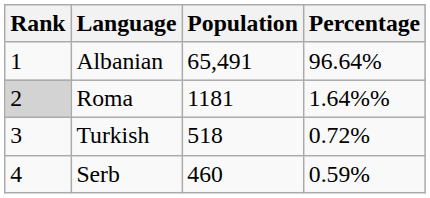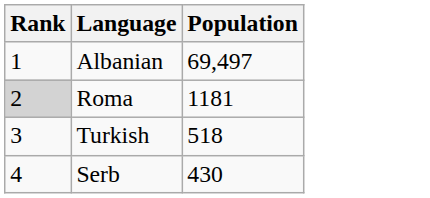- column: (364, 23)
(220, 60) 65,491 -> (220, 60) 69,497
(205, 173) 460 -> (205, 173) 430
